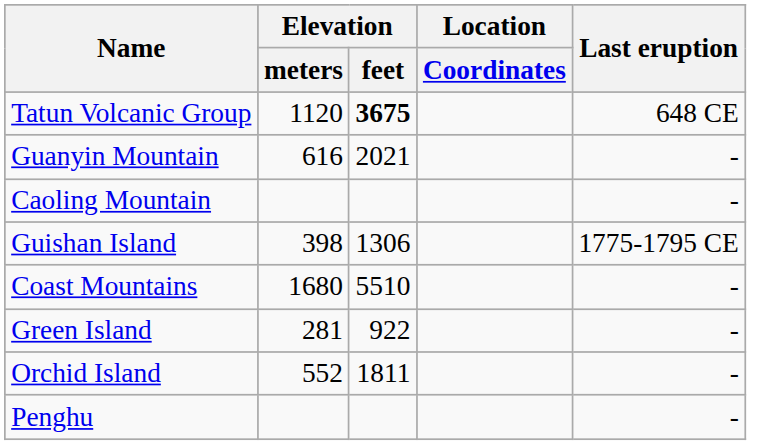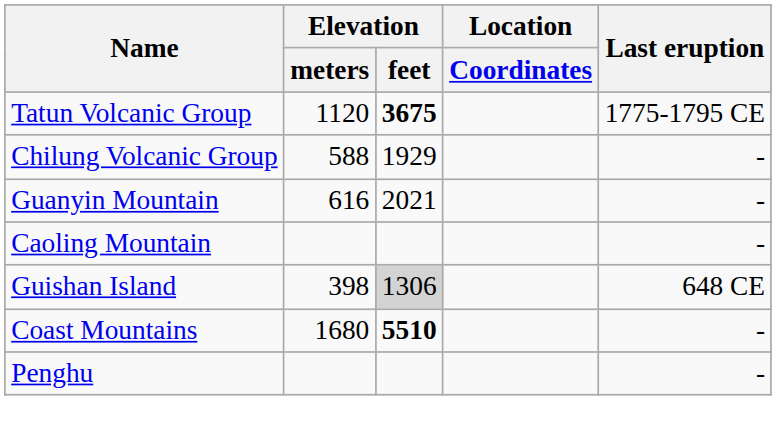(697, 112) 648 CE -> (685, 112) 1775-1795 CE
+ row: (144, 156)
(383, 243) no background -> (409, 286) lightgrey background
(659, 243) 1775-1795 CE -> (724, 286) 648 CE
(383, 286) normal -> (409, 329) bold
- row: (81, 329)
- row: (86, 373)
